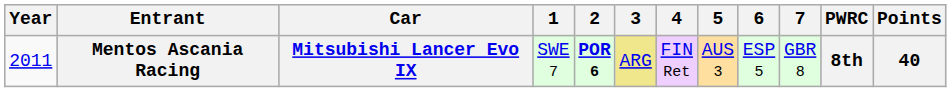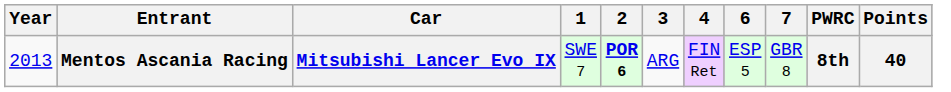- column: (718, 20)
(31, 61) 2011 -> (31, 61) 2013
(636, 61) khaki background -> (663, 61) no background
